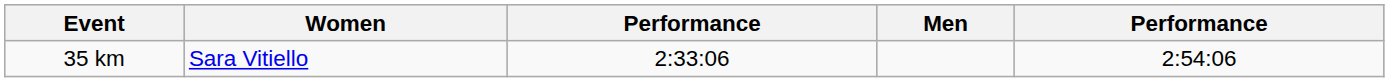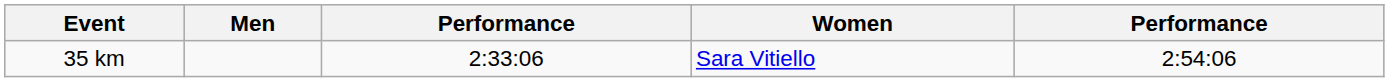columns swapped: (946, 23) <-> (346, 23)
